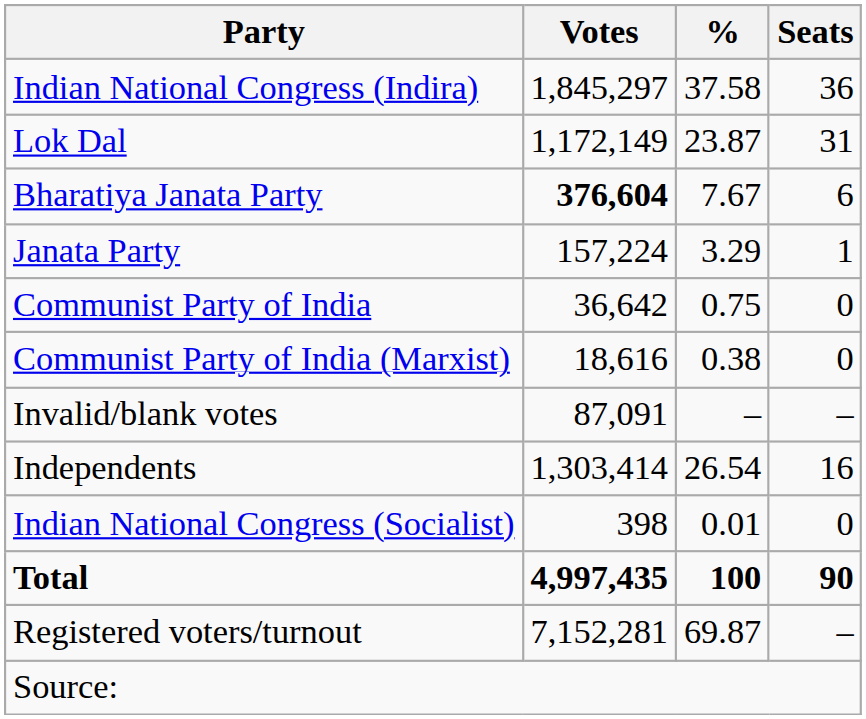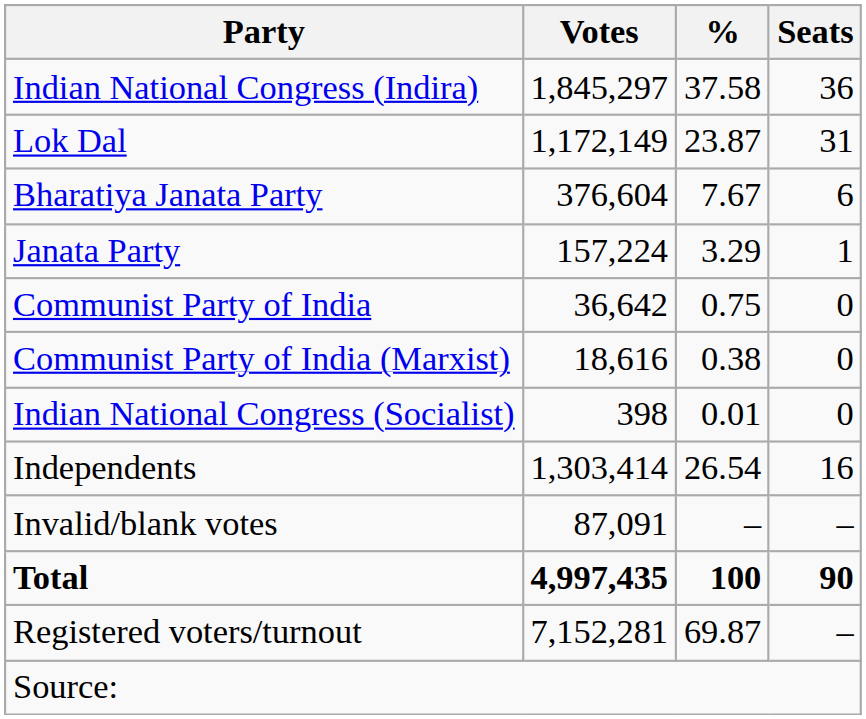(612, 195) bold -> (612, 195) normal
rows swapped: (264, 522) <-> (145, 413)
